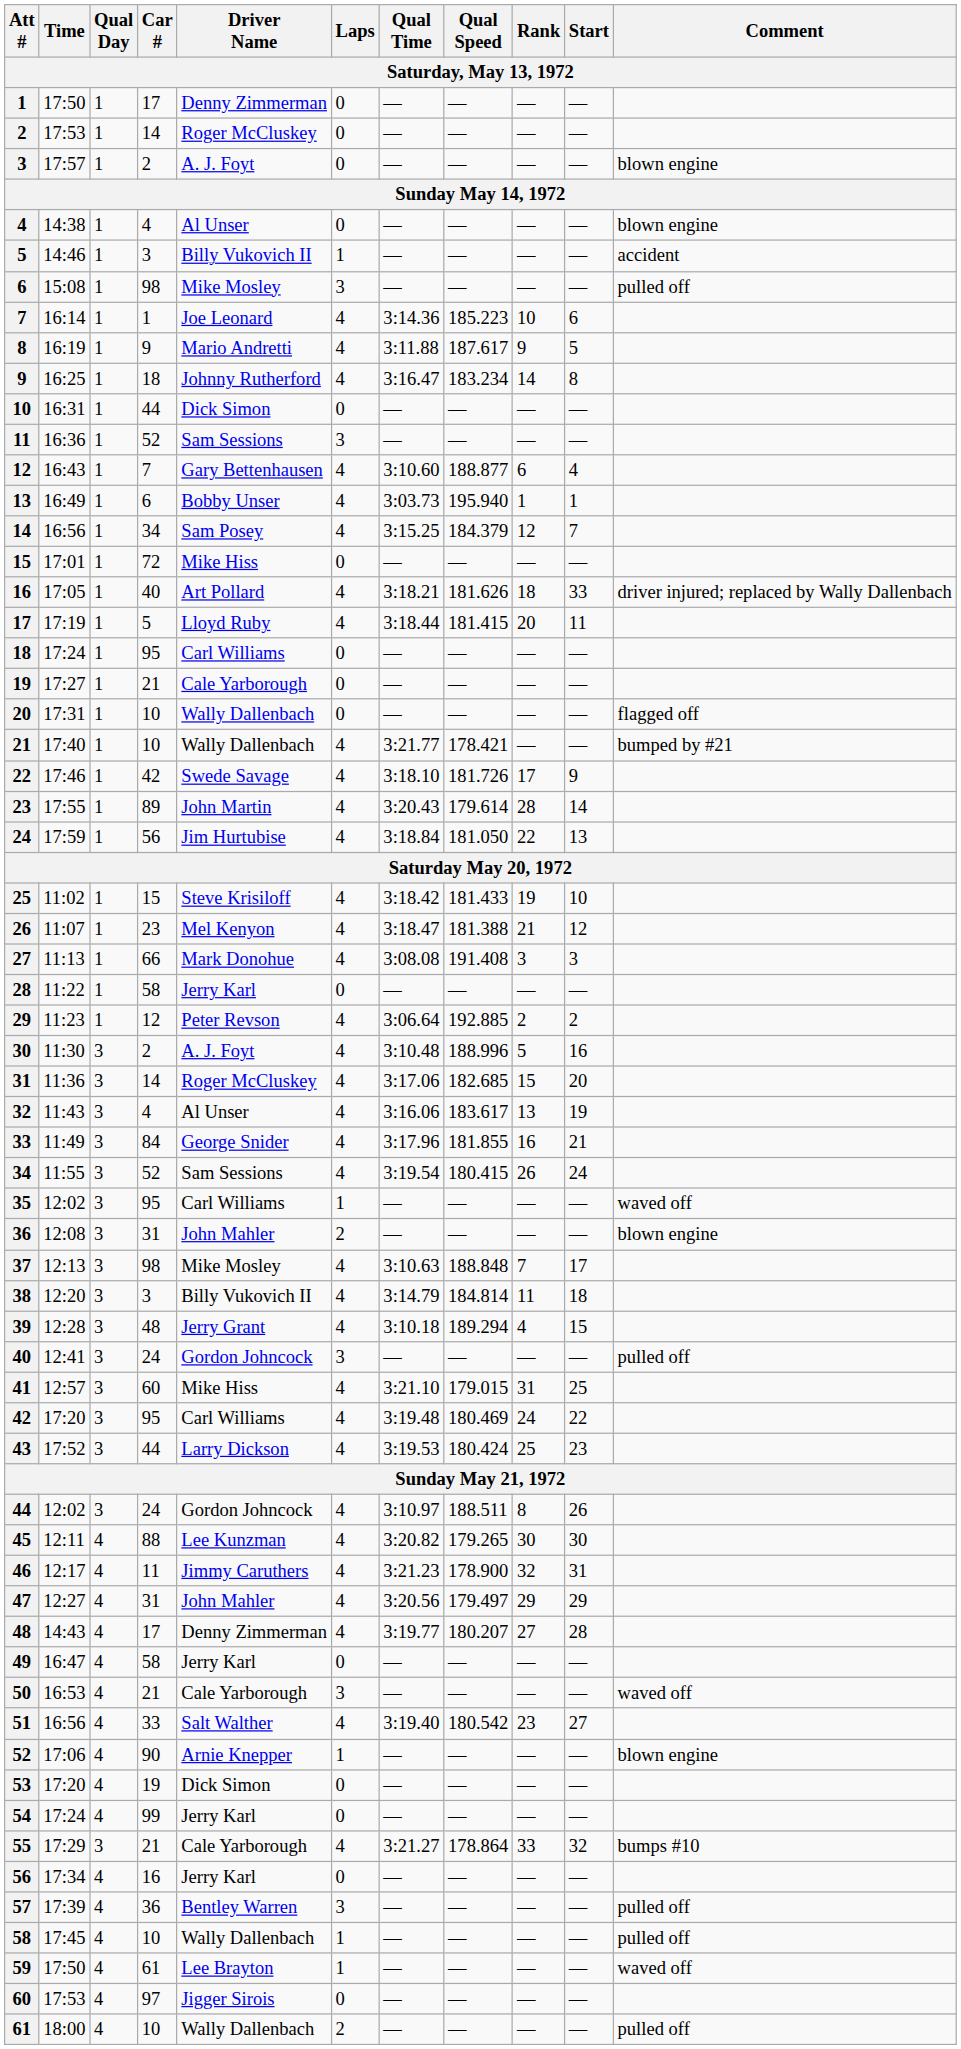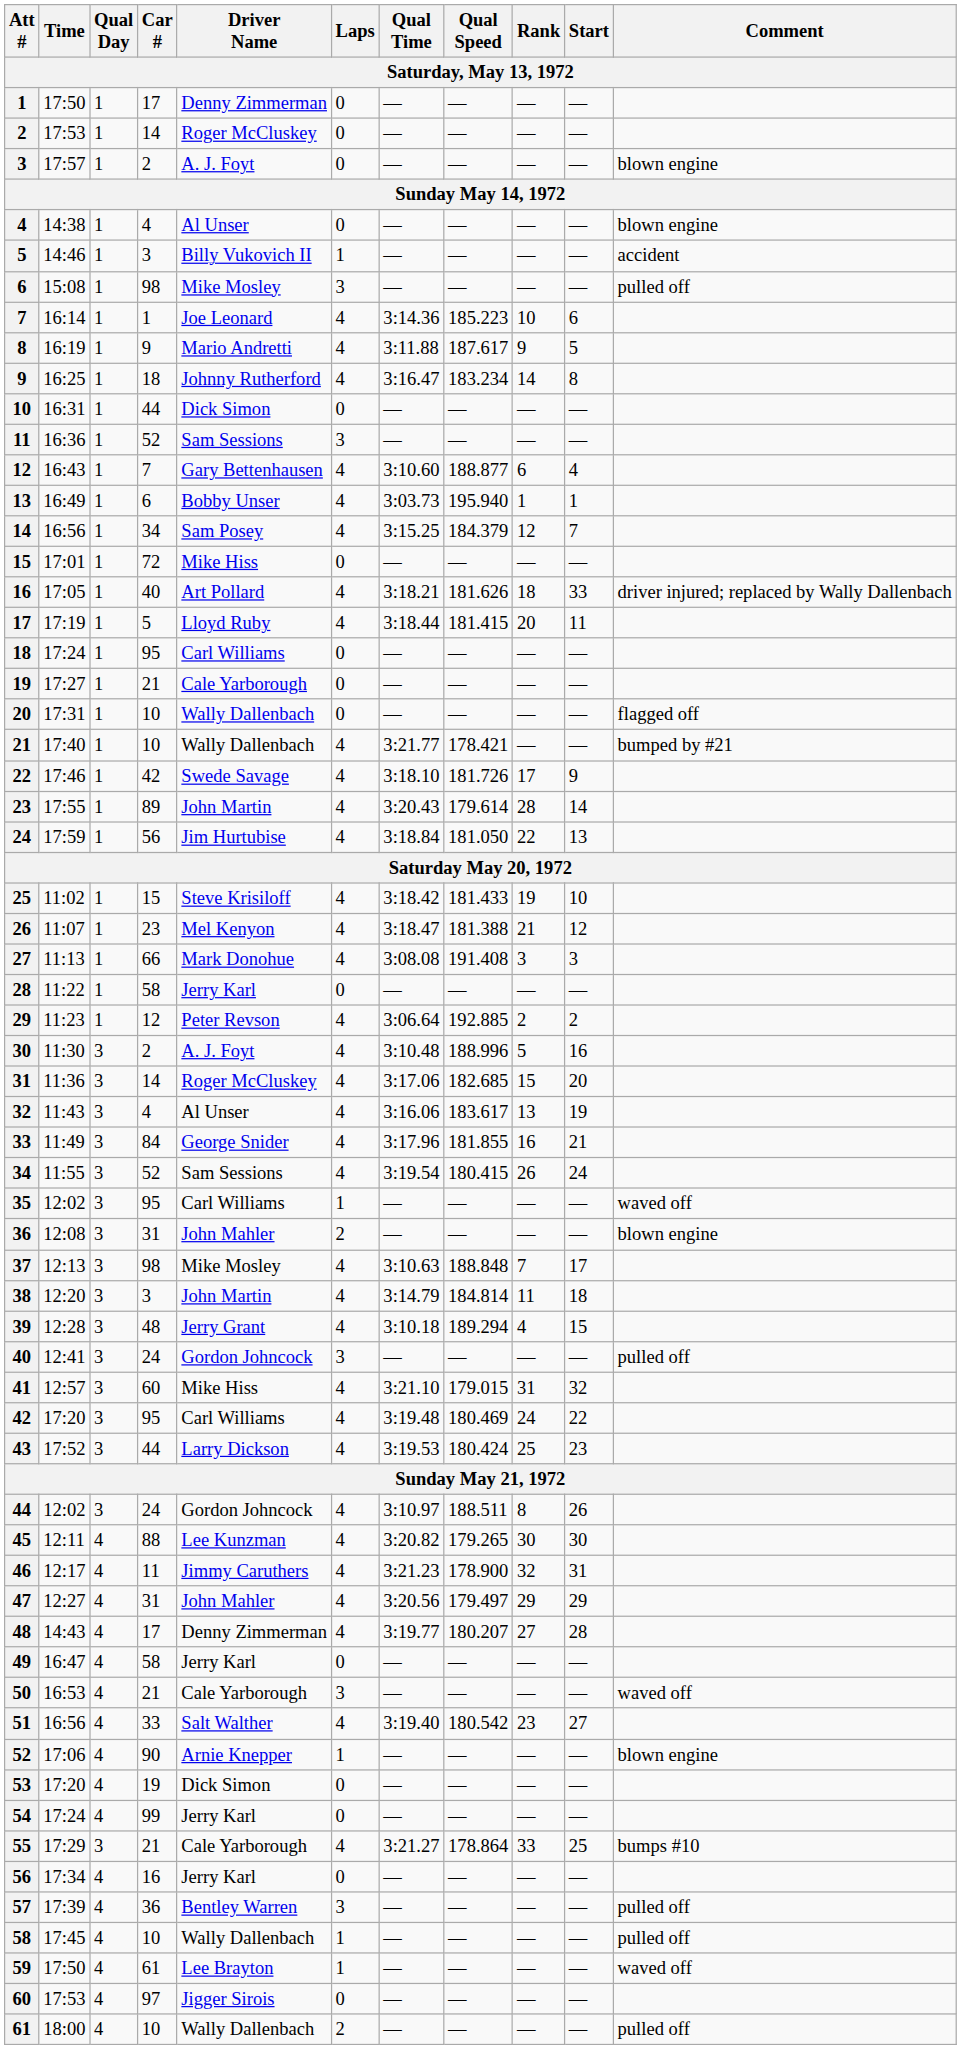(247, 1295) Billy Vukovich II -> (226, 1295) John Martin
(578, 1387) 25 -> (578, 1387) 32
(578, 1845) 32 -> (578, 1845) 25
